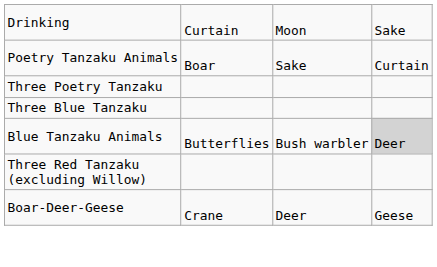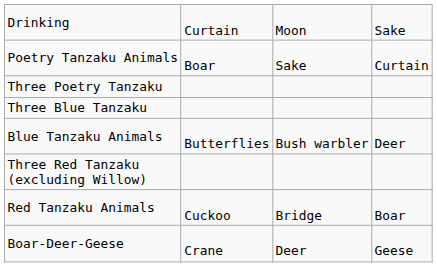(390, 143) lightgrey background -> (390, 143) no background
+ row: (81, 208)
